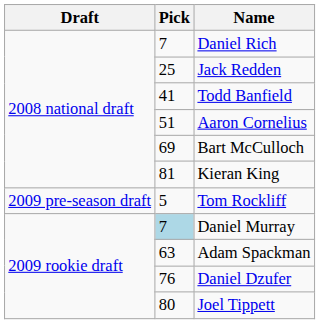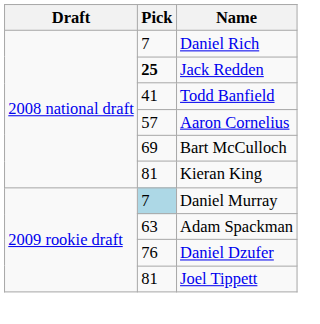(167, 69) normal -> (150, 69) bold
(167, 122) 51 -> (150, 122) 57
- row: (242, 200)
(167, 305) 80 -> (150, 278) 81
